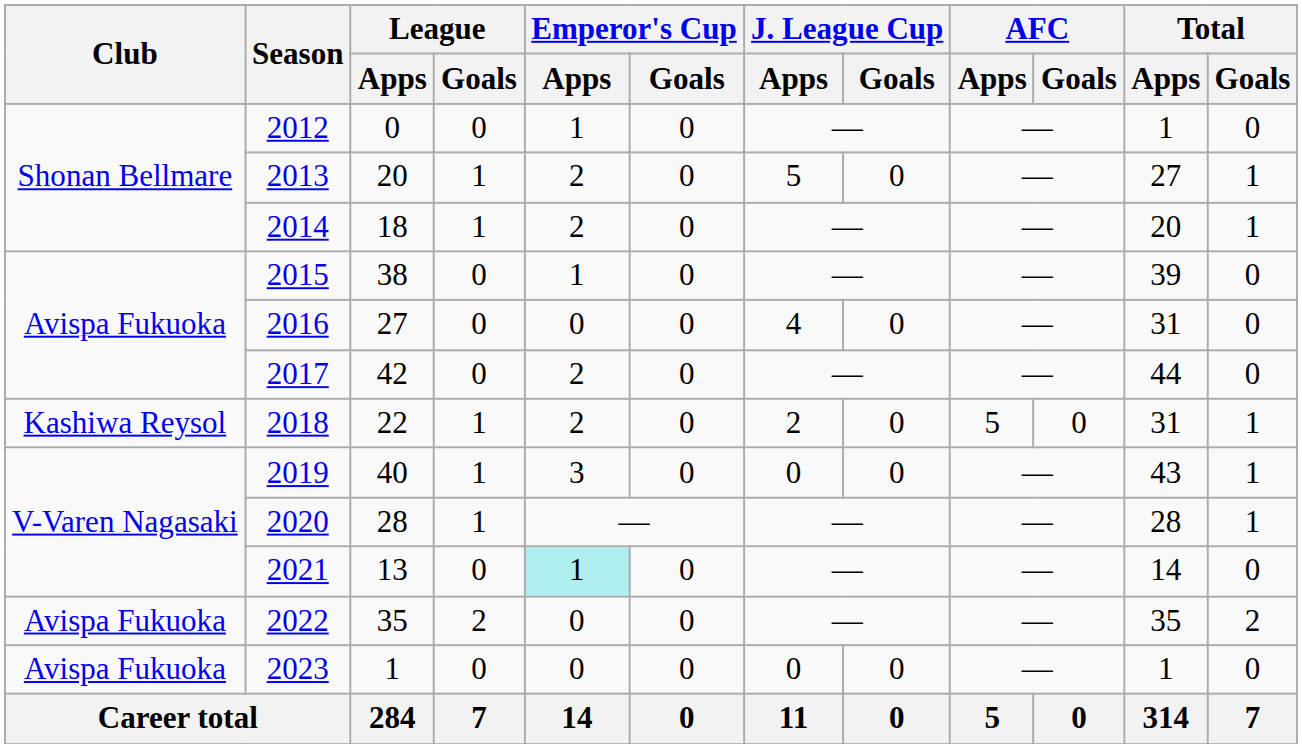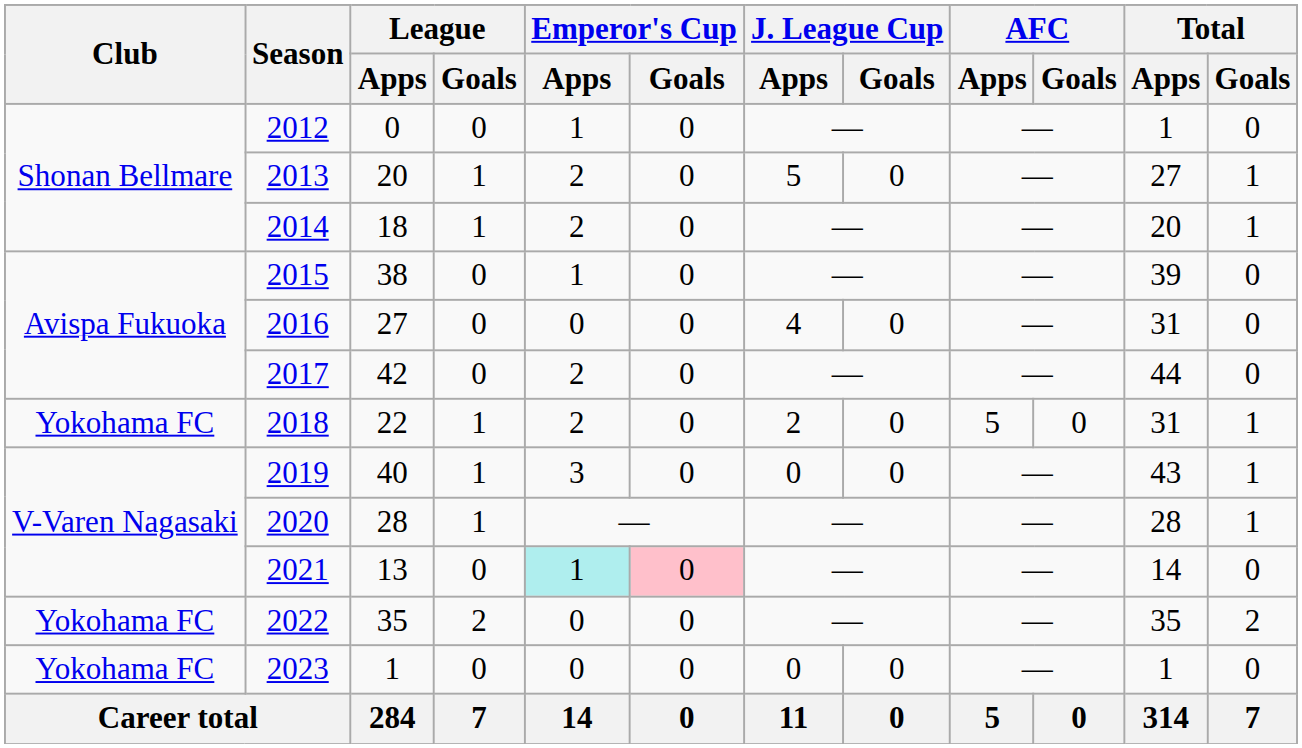(125, 422) Kashiwa Reysol -> (125, 422) Yokohama FC
(687, 570) no background -> (687, 570) pink background
(125, 619) Avispa Fukuoka -> (125, 619) Yokohama FC
(125, 669) Avispa Fukuoka -> (125, 669) Yokohama FC
